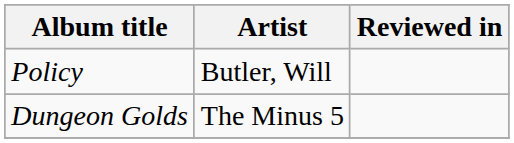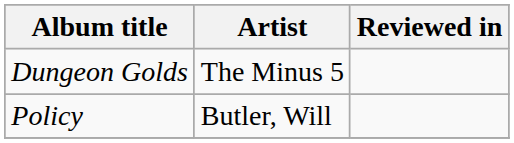rows swapped: (100, 115) <-> (47, 71)
